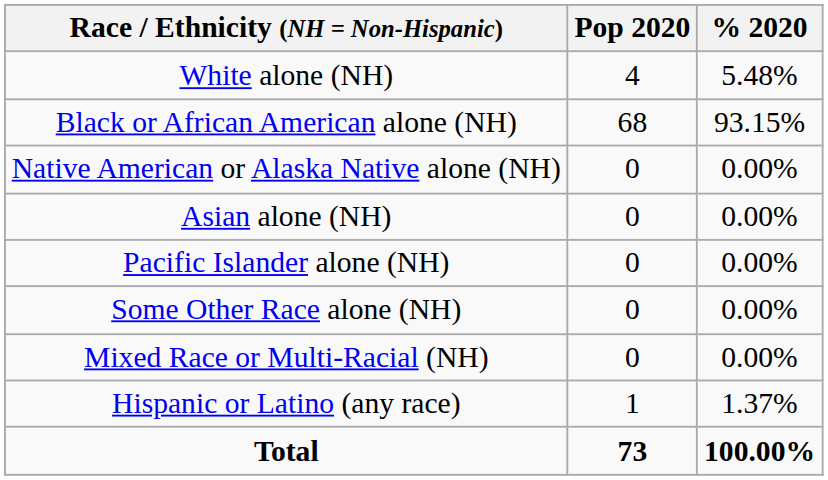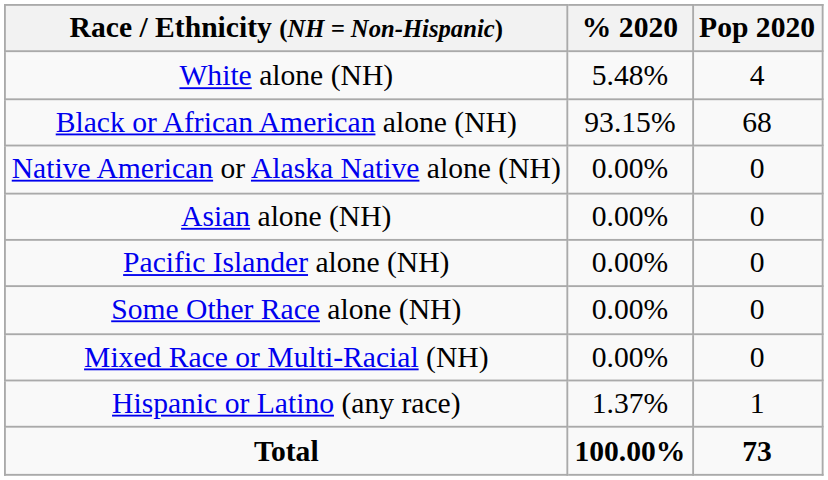columns swapped: (632, 27) <-> (760, 27)
